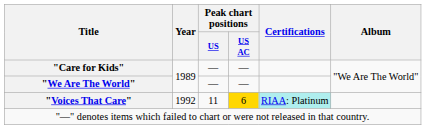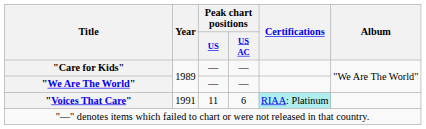(185, 100) 1992 -> (185, 100) 1991
(244, 100) gold background -> (244, 100) no background
